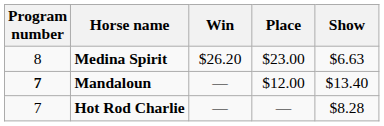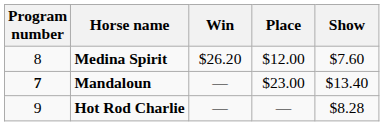(283, 58) $23.00 -> (283, 58) $12.00
(347, 58) $6.63 -> (347, 58) $7.60
(283, 83) $12.00 -> (283, 83) $23.00
(38, 108) 7 -> (38, 108) 9
